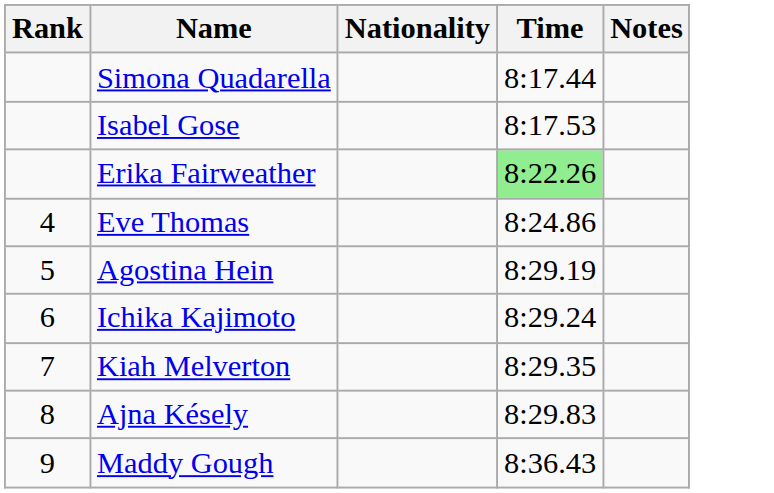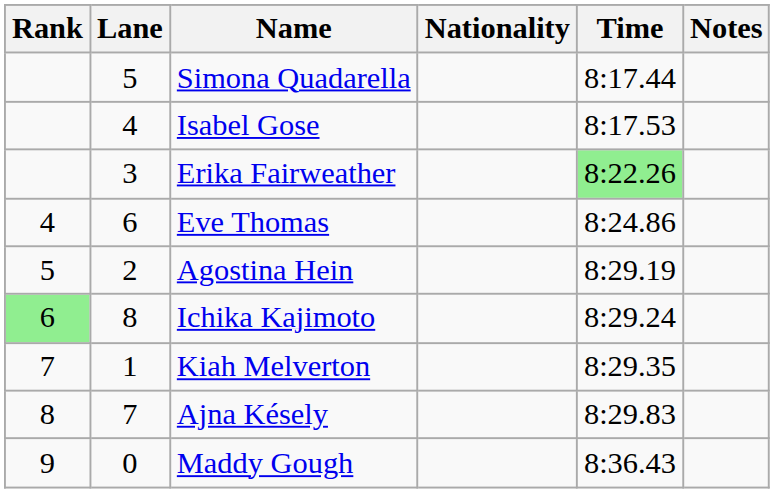+ column: (130, 28)
(47, 317) no background -> (47, 317) lightgreen background
